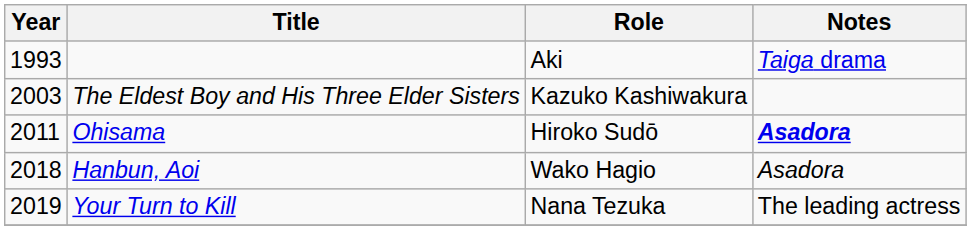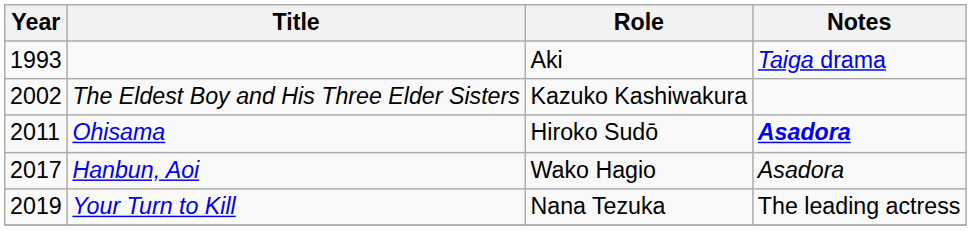(36, 96) 2003 -> (36, 96) 2002
(36, 170) 2018 -> (36, 170) 2017
